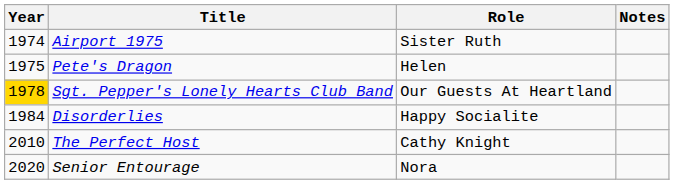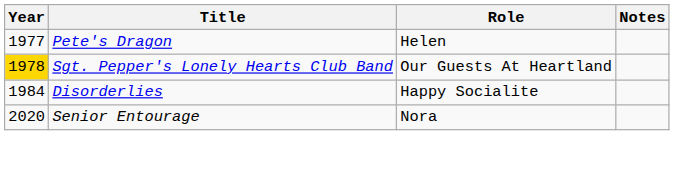- row: (108, 42)
(27, 67) 1975 -> (27, 42) 1977
- row: (126, 142)
